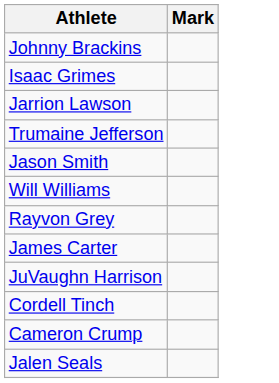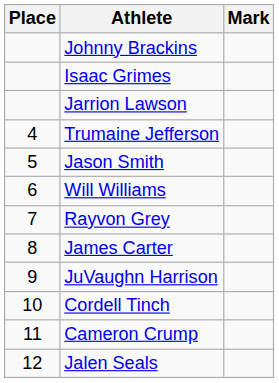+ column: (32, 18)
